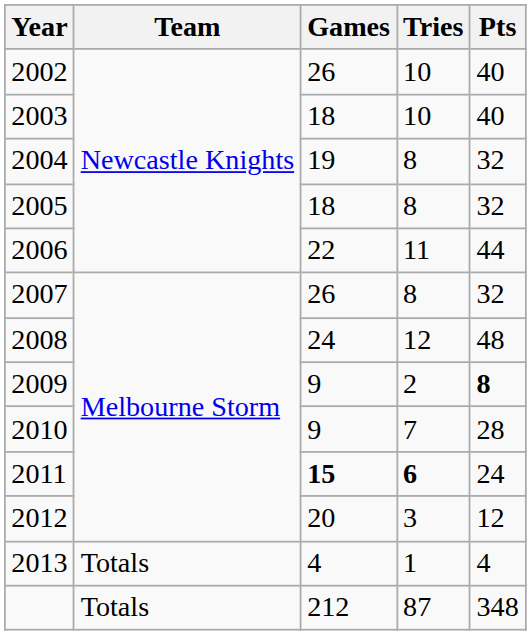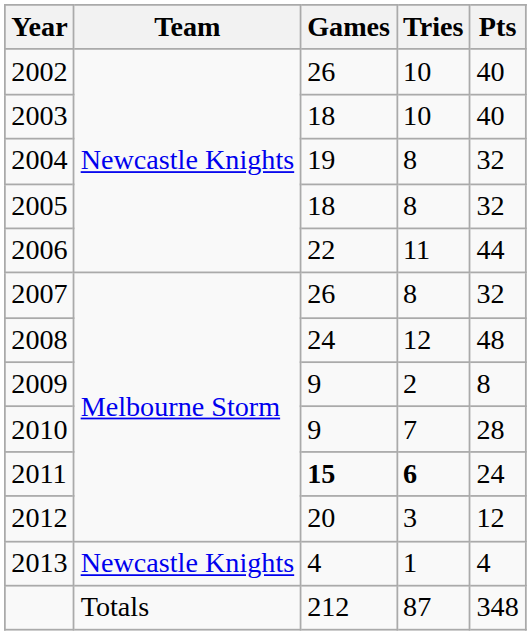(484, 384) bold -> (484, 384) normal
(115, 562) Totals -> (187, 562) Newcastle Knights
